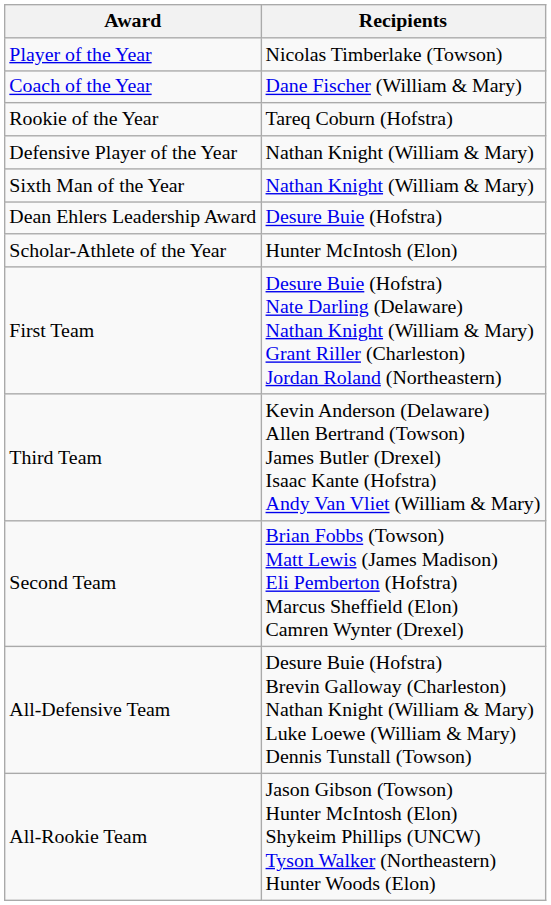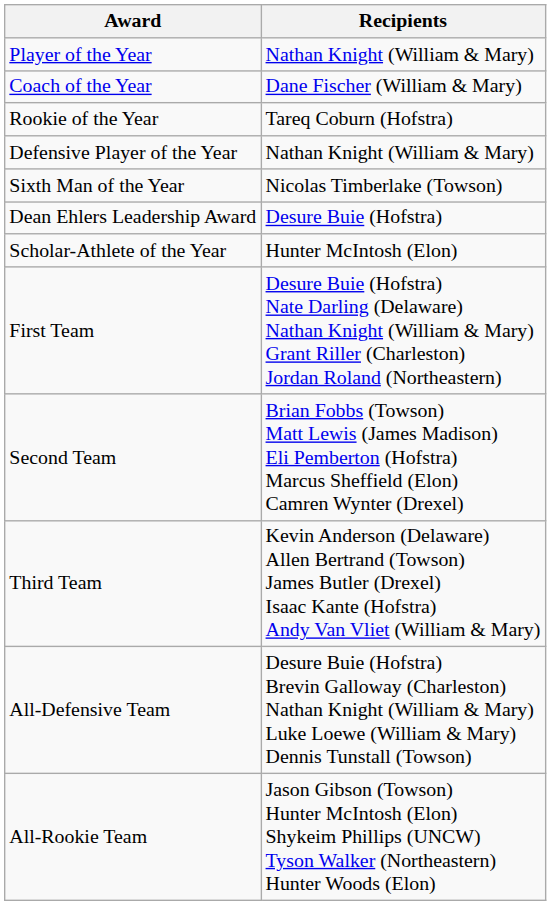(384, 54) Nicolas Timberlake (Towson) -> (400, 54) Nathan Knight (William & Mary)
(400, 185) Nathan Knight (William & Mary) -> (384, 185) Nicolas Timberlake (Towson)
rows swapped: (63, 583) <-> (56, 457)
